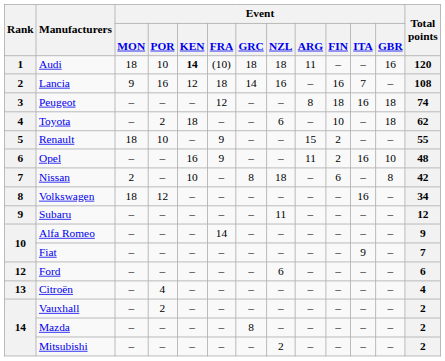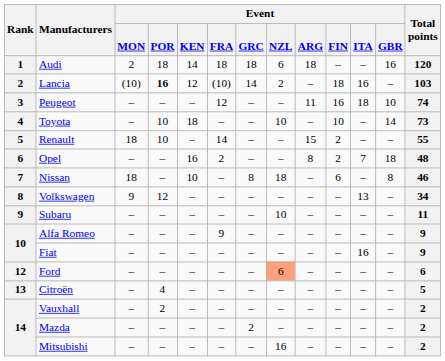(131, 65) 18 -> (131, 65) 2
(162, 65) 10 -> (162, 65) 18
(192, 65) bold -> (192, 65) normal
(221, 65) (10) -> (221, 65) 18
(281, 65) 18 -> (281, 65) 6
(310, 65) 11 -> (310, 65) 18
(131, 83) 9 -> (131, 83) (10)
(162, 83) normal -> (162, 83) bold
(221, 83) 18 -> (221, 83) (10)
(281, 83) 16 -> (281, 83) 2
(338, 83) 16 -> (338, 83) 18
(363, 83) 7 -> (363, 83) 16
(423, 83) 108 -> (423, 83) 103
(310, 102) 8 -> (310, 102) 11
(338, 102) 18 -> (338, 102) 16
(363, 102) 16 -> (363, 102) 18
(390, 102) 18 -> (390, 102) 10
(162, 121) 2 -> (162, 121) 10
(281, 121) 6 -> (281, 121) 10
(390, 121) 18 -> (390, 121) 14
(423, 121) 62 -> (423, 121) 73
(221, 140) 9 -> (221, 140) 14
(221, 159) 9 -> (221, 159) 2
(310, 159) 11 -> (310, 159) 8
(363, 159) 16 -> (363, 159) 7
(390, 159) 10 -> (390, 159) 18
(131, 177) 2 -> (131, 177) 18
(423, 177) 42 -> (423, 177) 46
(131, 196) 18 -> (131, 196) 9
(363, 196) 16 -> (363, 196) 13
(281, 215) 11 -> (281, 215) 10
(423, 215) 12 -> (423, 215) 11
(221, 234) 14 -> (221, 234) 9
(363, 252) 9 -> (363, 252) 16
(423, 252) 7 -> (423, 252) 9
(281, 271) no background -> (281, 271) lightsalmon background
(423, 290) 4 -> (423, 290) 5
(251, 327) 8 -> (251, 327) 2
(281, 346) 2 -> (281, 346) 16
